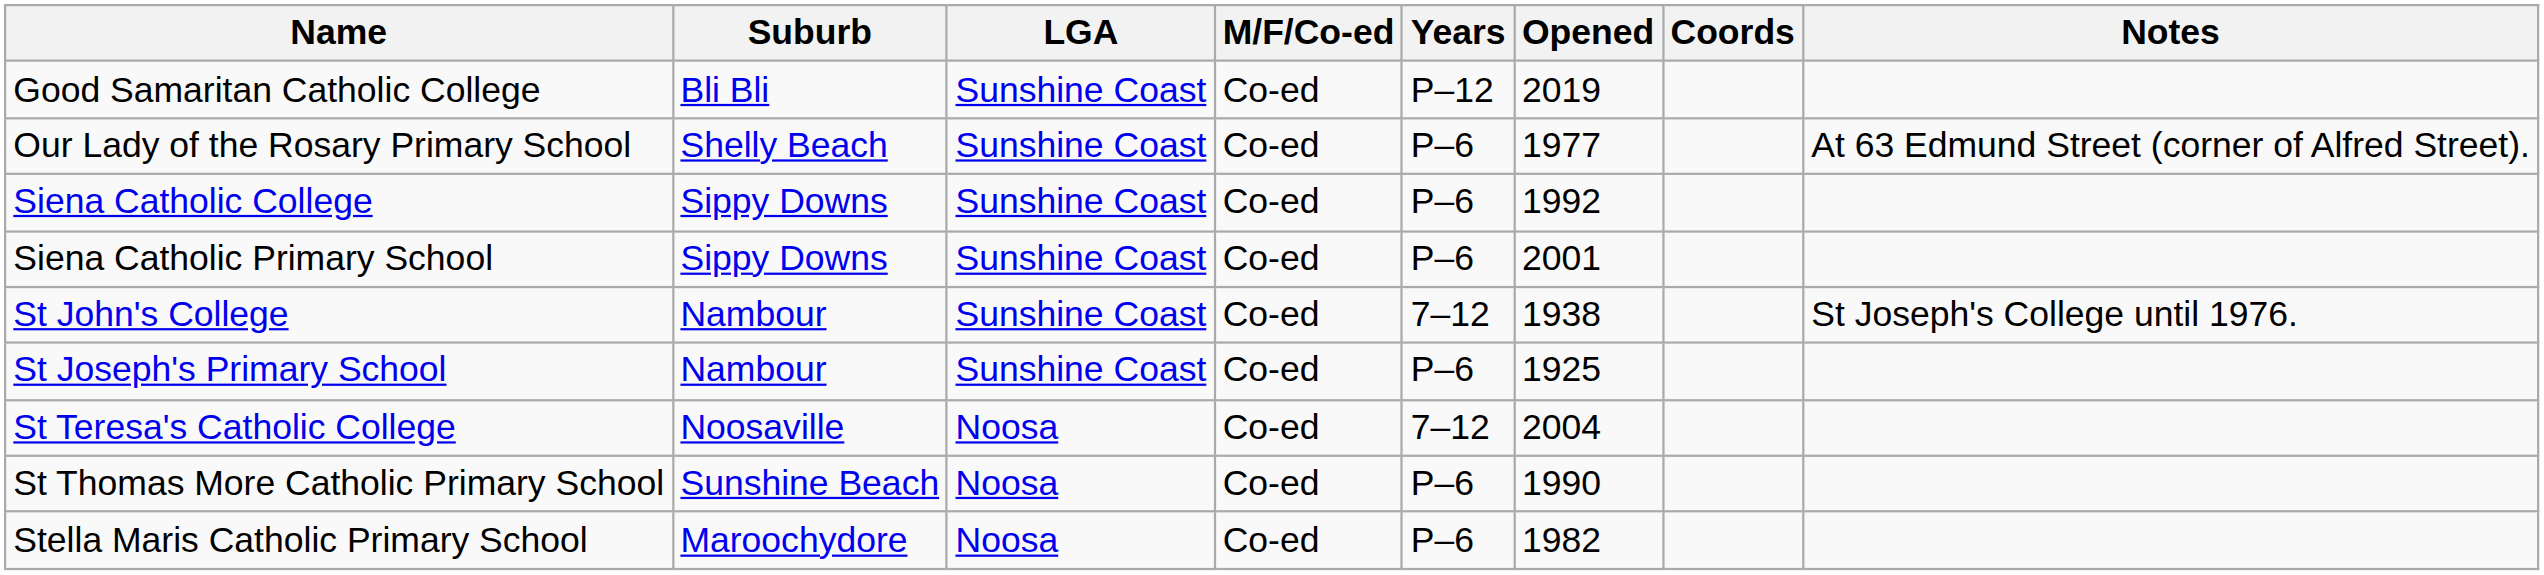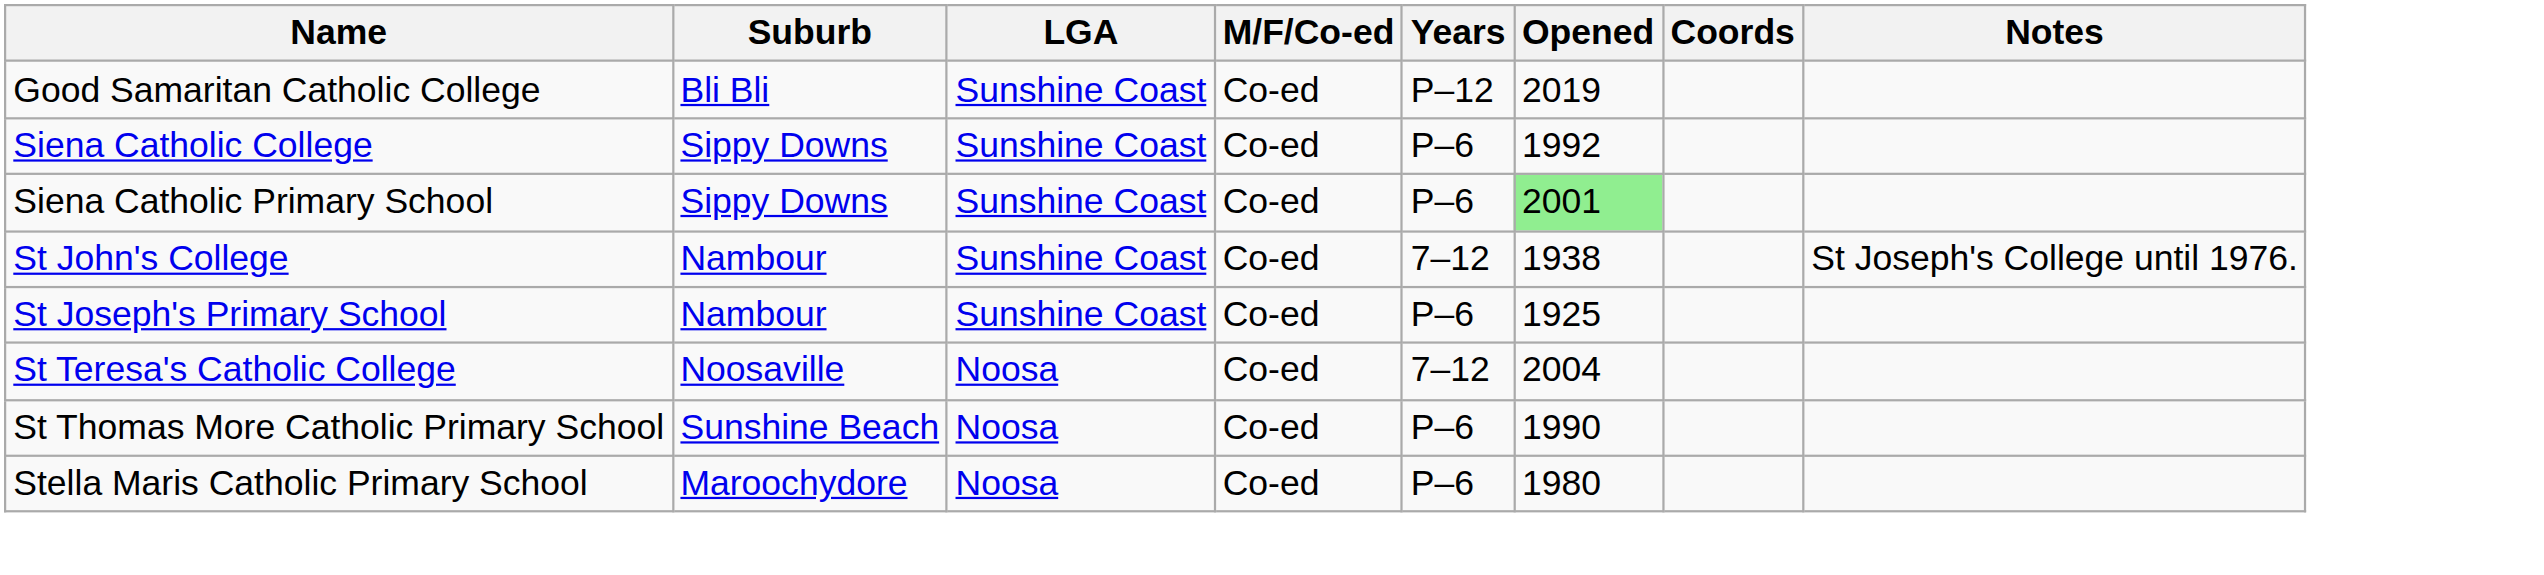- row: (322, 145)
(1561, 257) no background -> (1561, 201) lightgreen background
(1561, 539) 1982 -> (1561, 483) 1980
